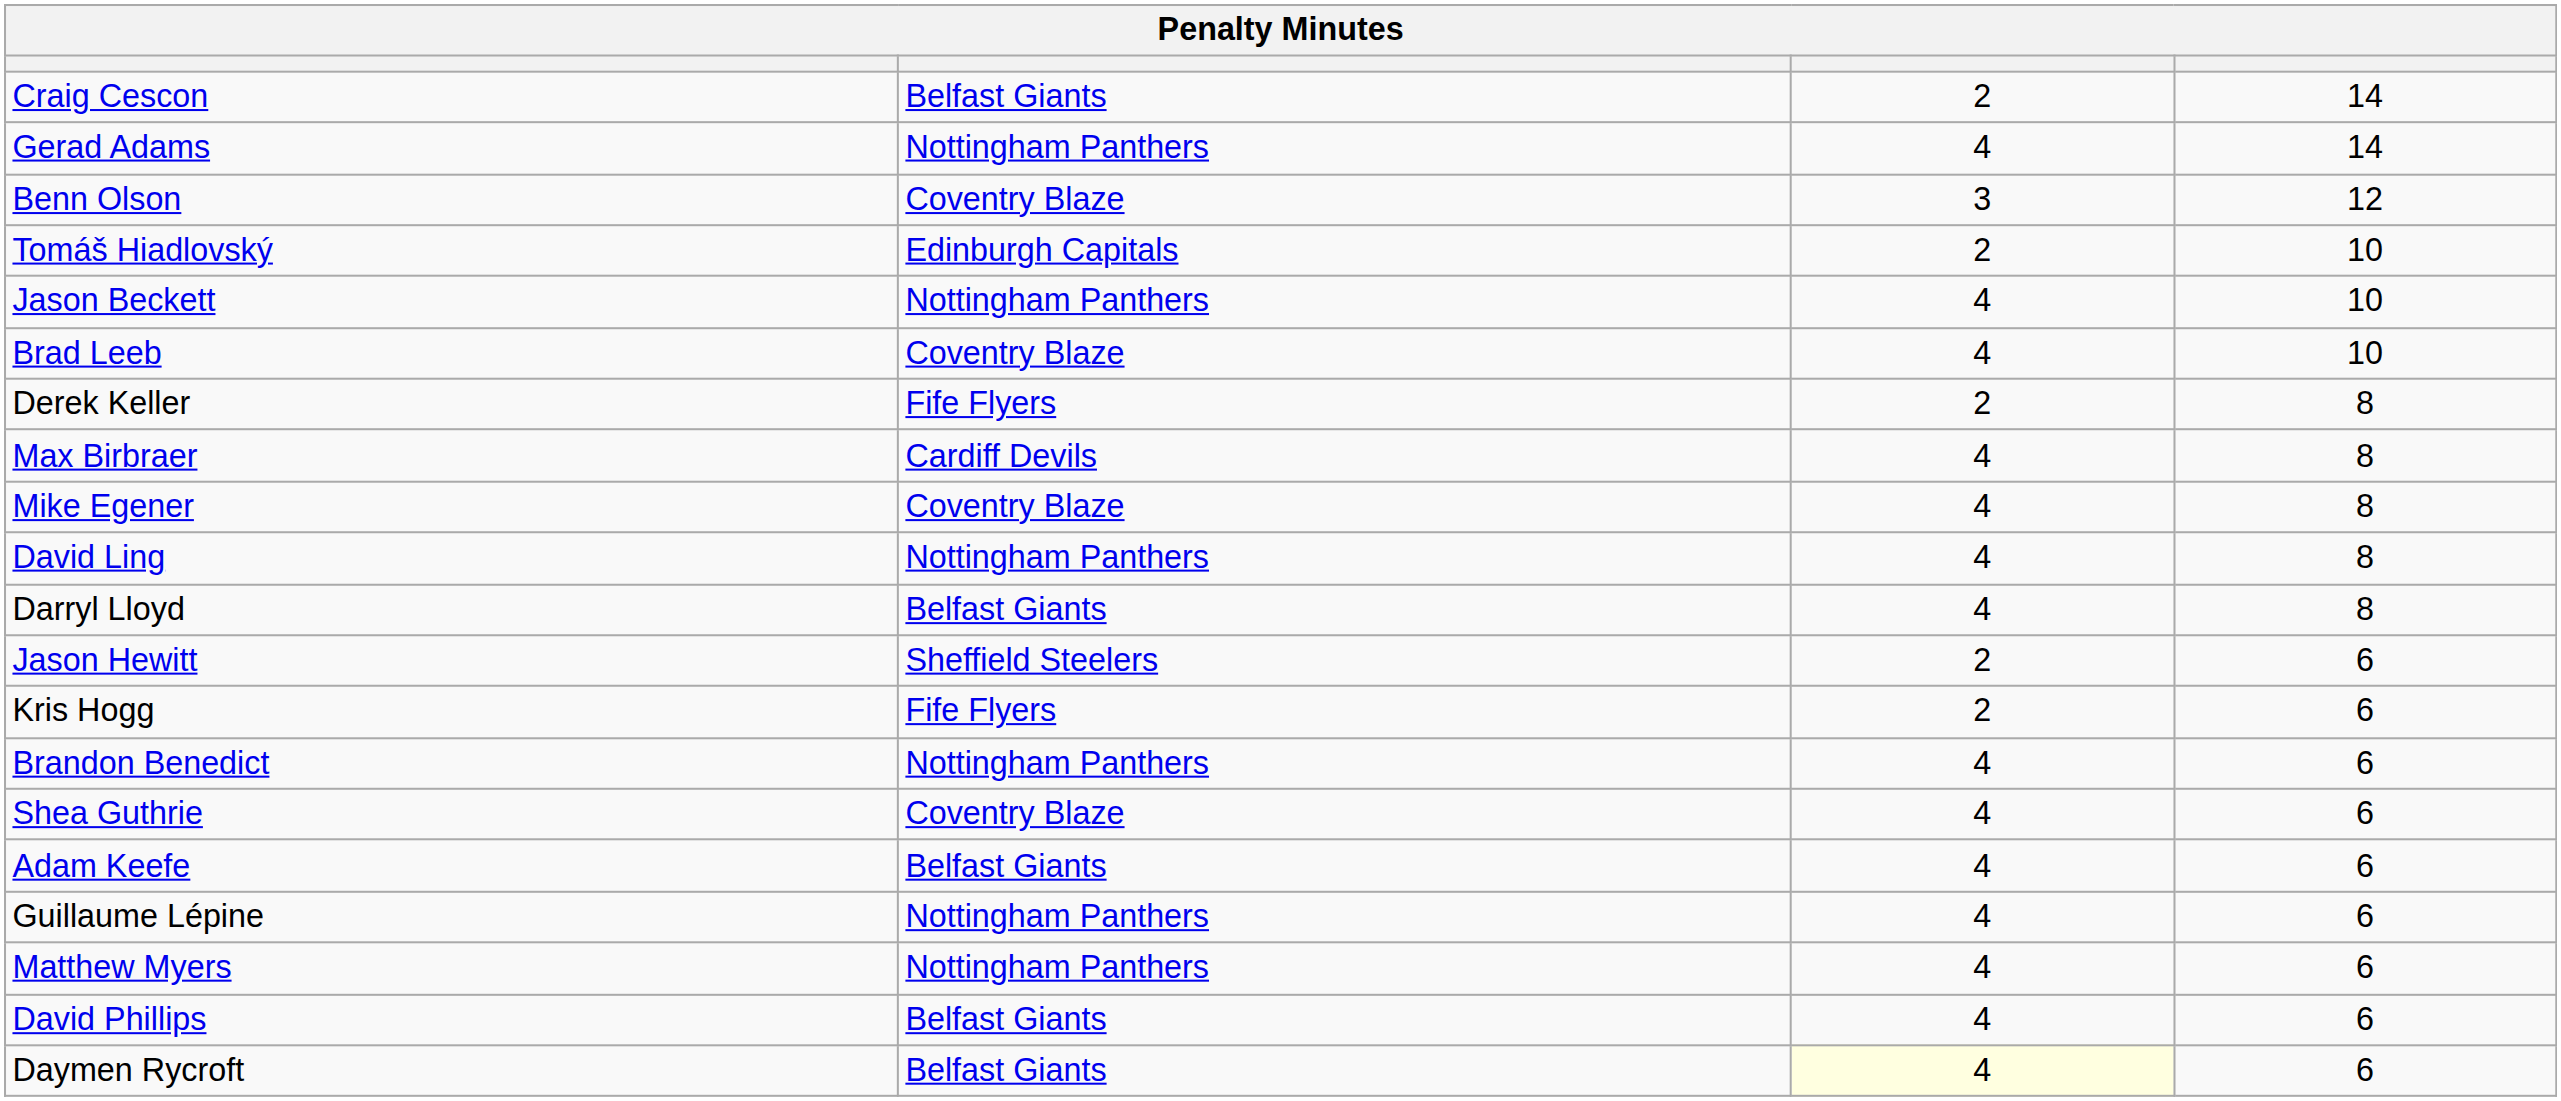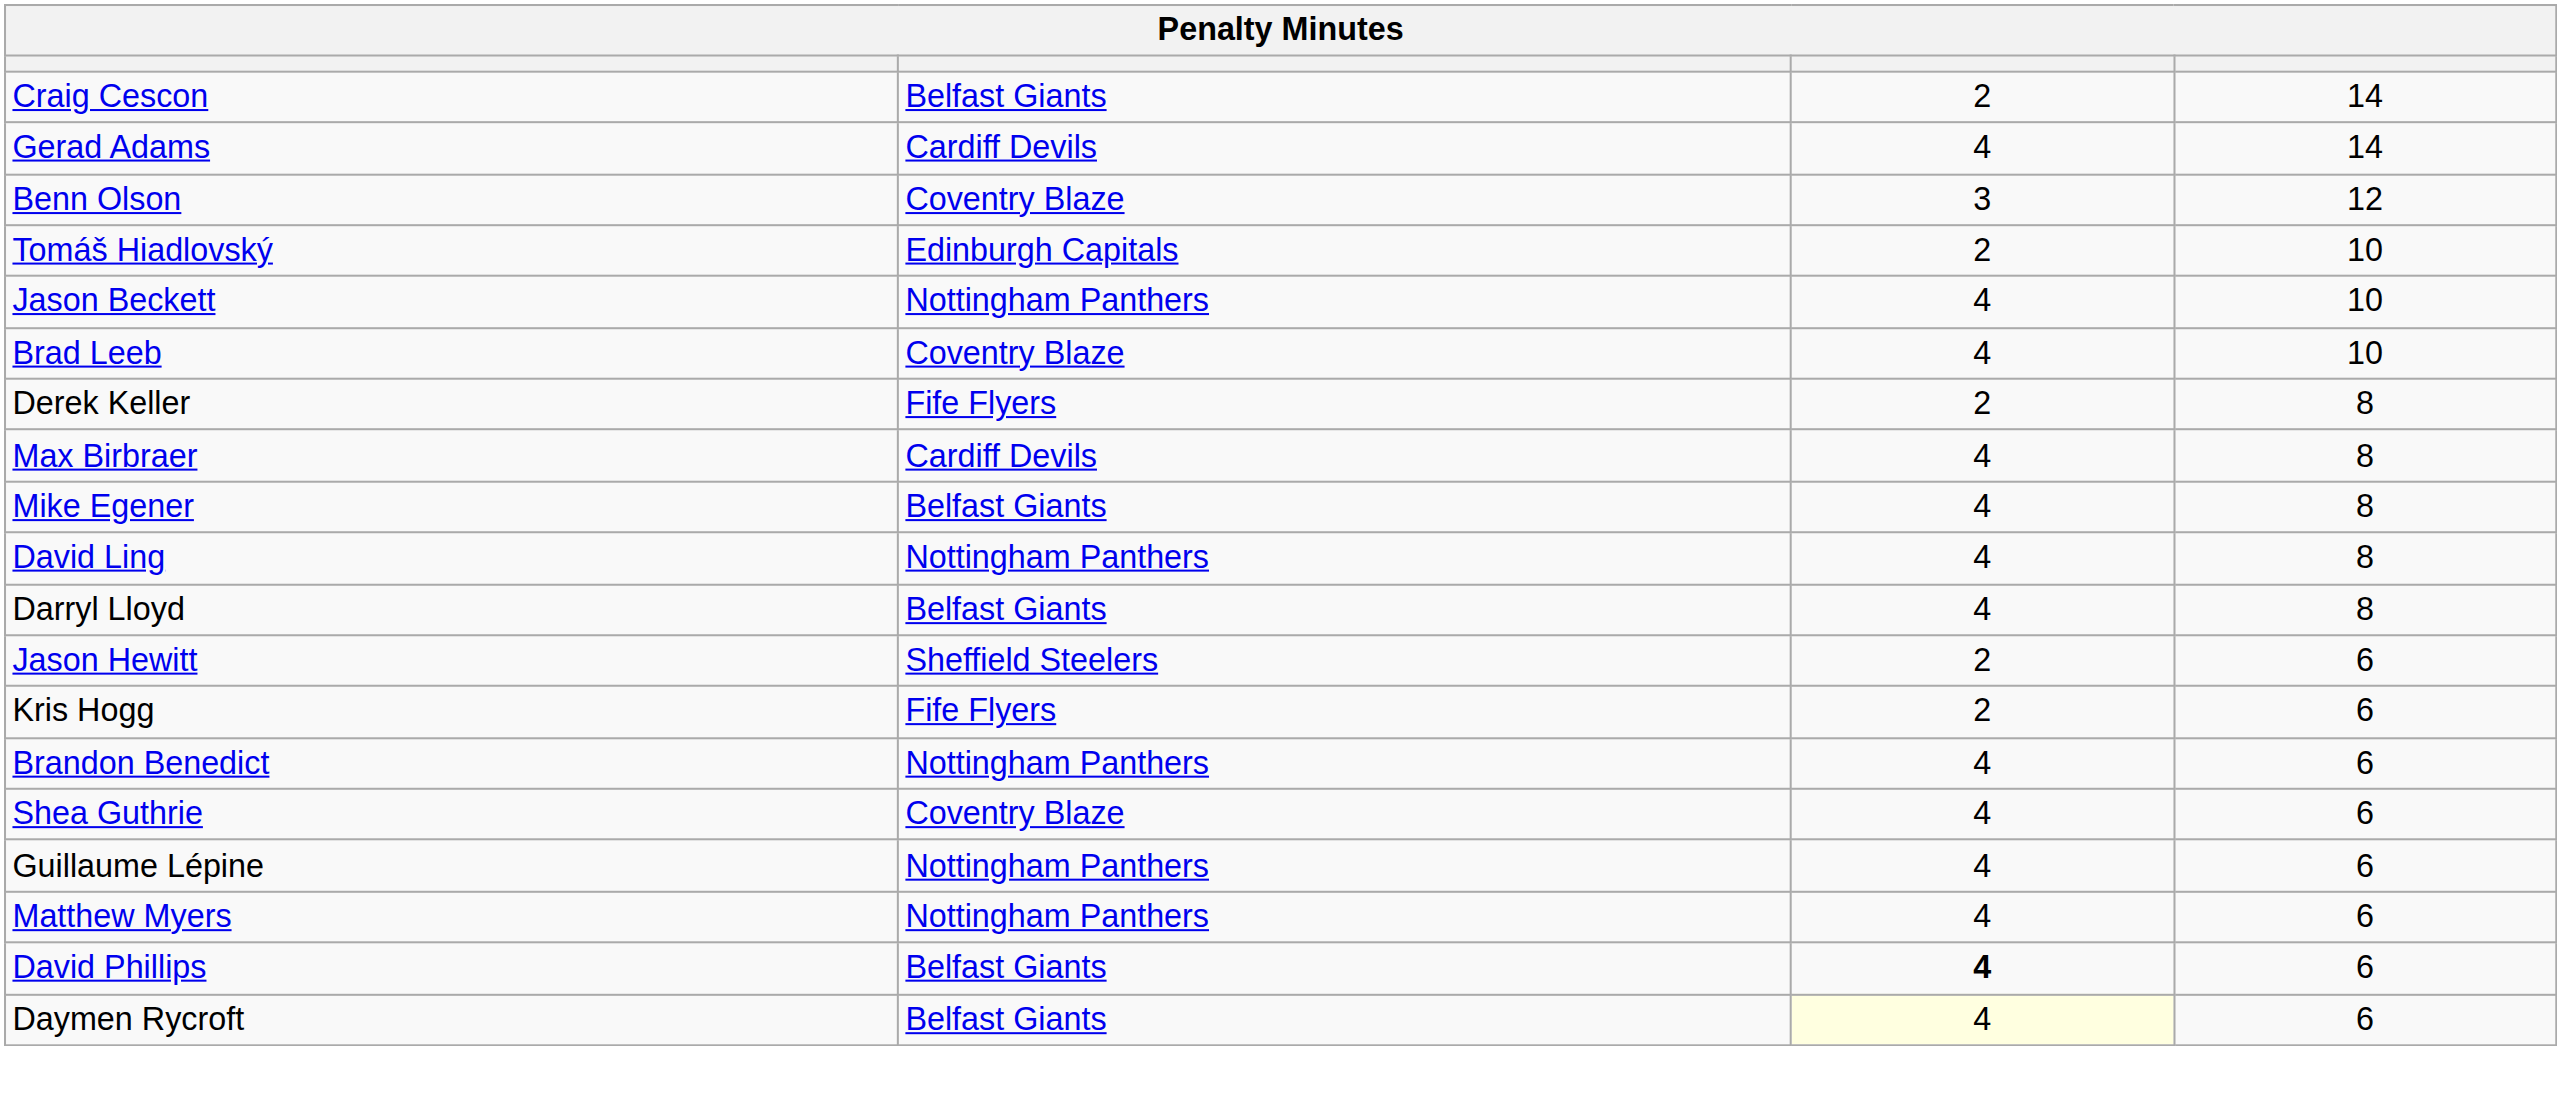(1057, 147) Nottingham Panthers -> (1001, 147) Cardiff Devils
(1015, 506) Coventry Blaze -> (1006, 506) Belfast Giants
- row: (101, 865)
(1982, 1018) normal -> (1982, 967) bold
